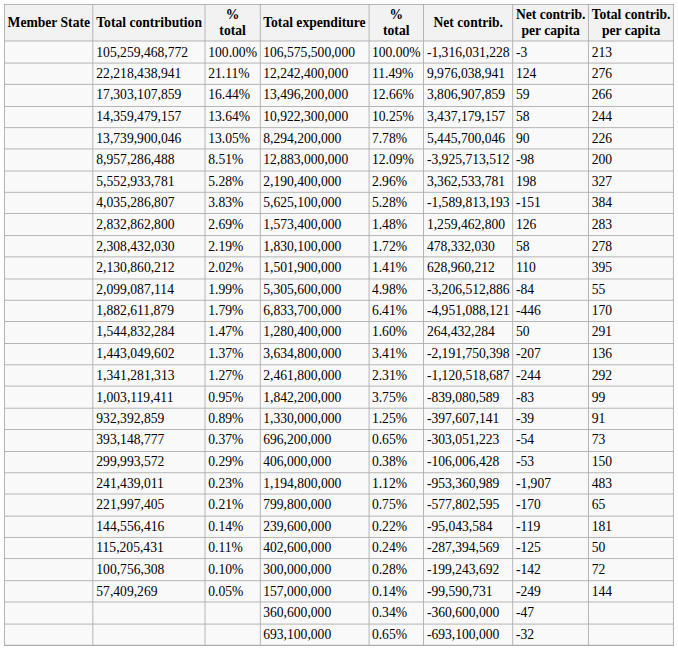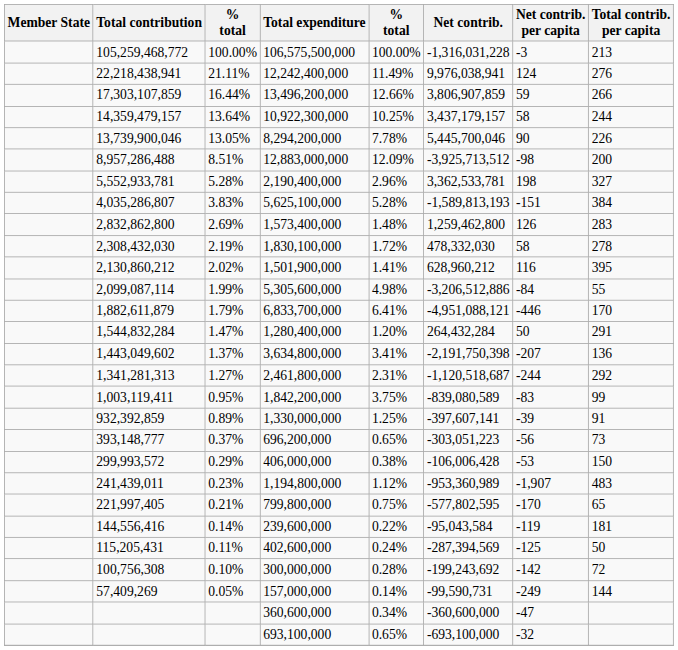(526, 267) 110 -> (526, 267) 116
(389, 332) 1.60% -> (389, 332) 1.20%
(525, 440) -54 -> (525, 440) -56
